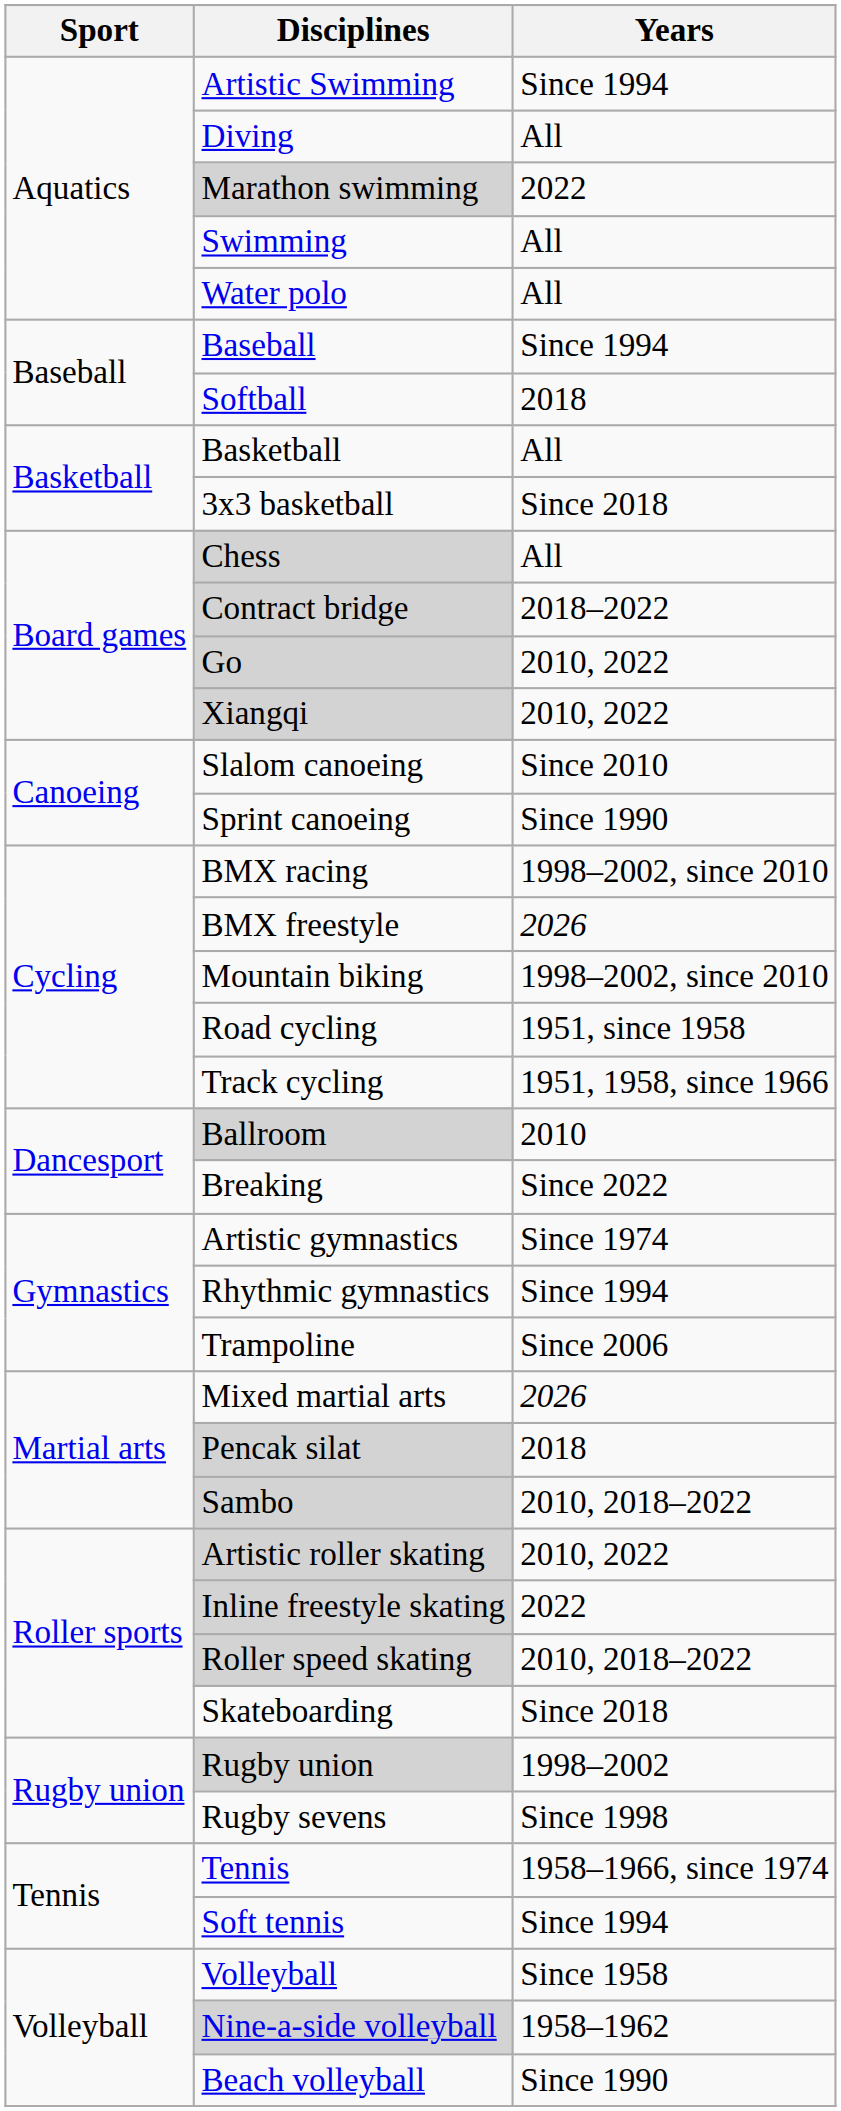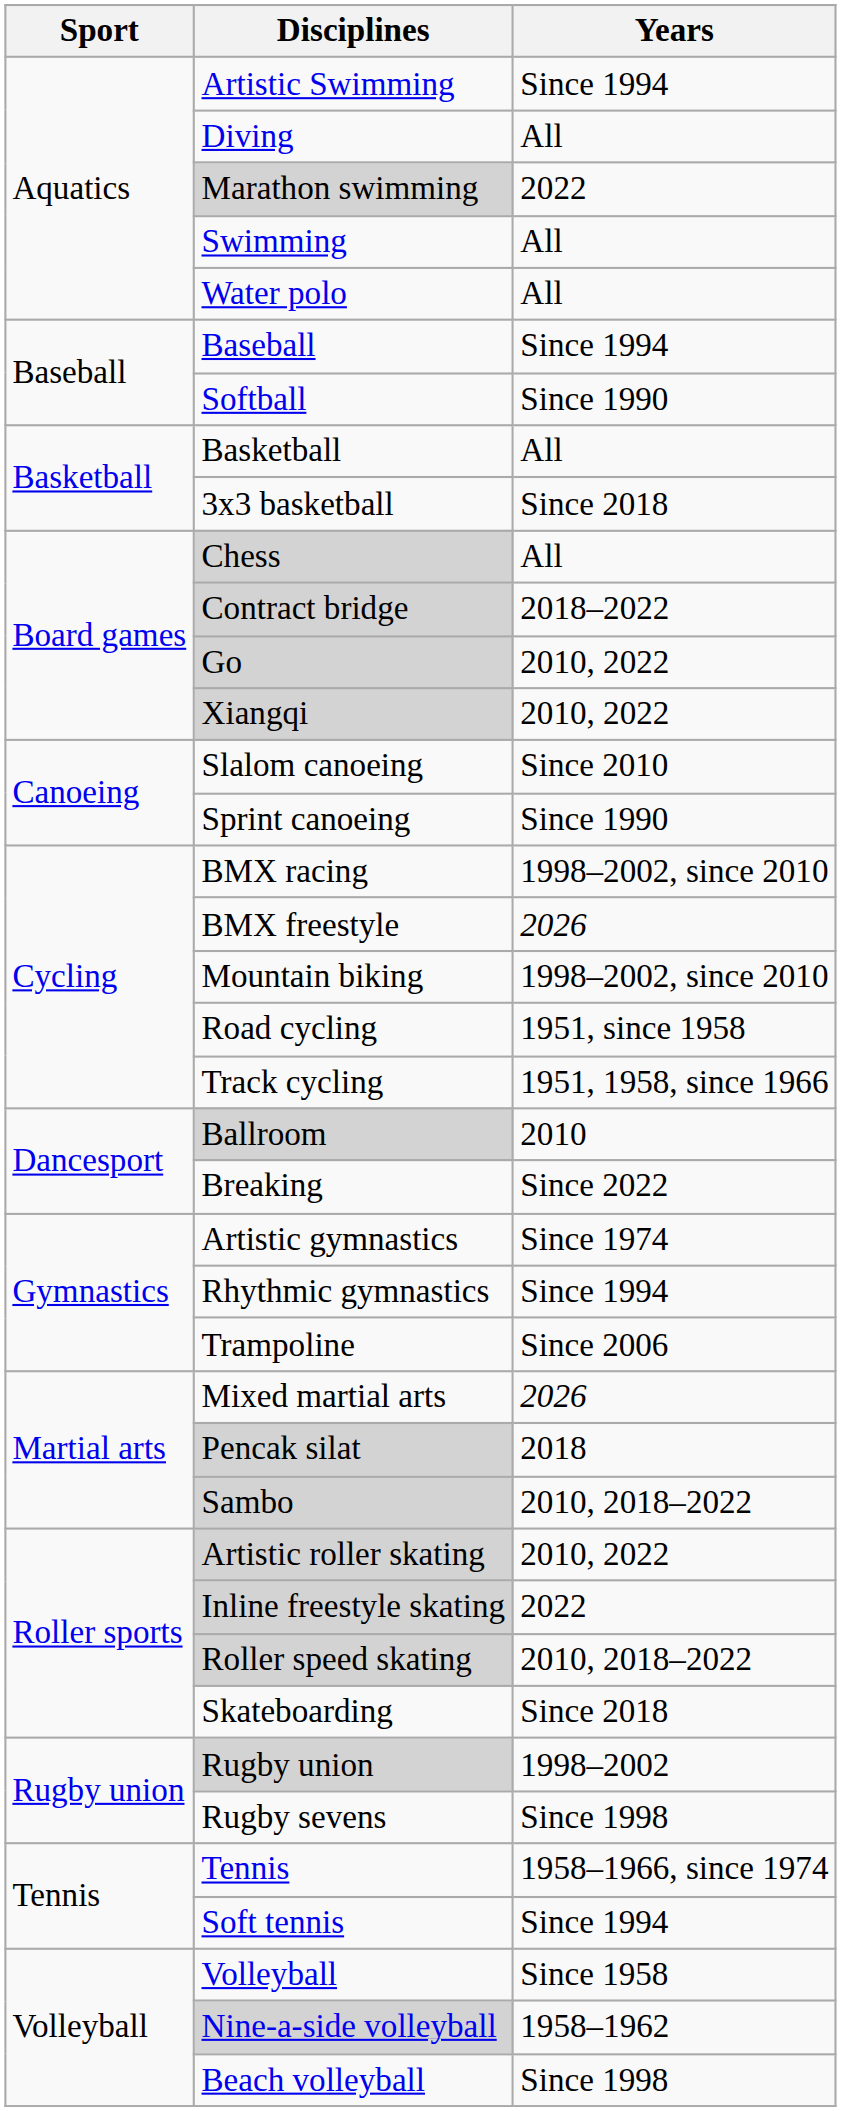(553, 398) 2018 -> (594, 398) Since 1990
(594, 2079) Since 1990 -> (594, 2079) Since 1998
